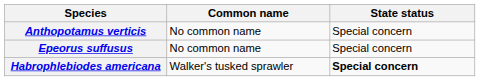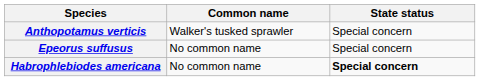(215, 31) No common name -> (231, 31) Walker's tusked sprawler
(231, 66) Walker's tusked sprawler -> (215, 66) No common name
